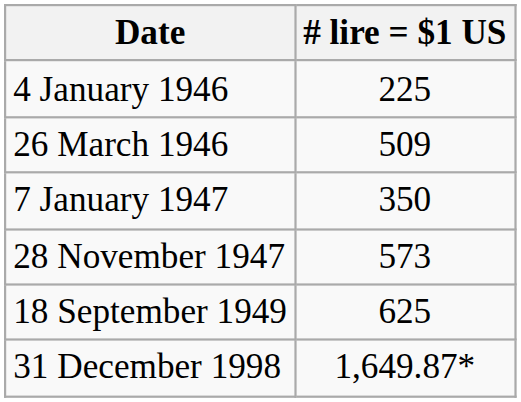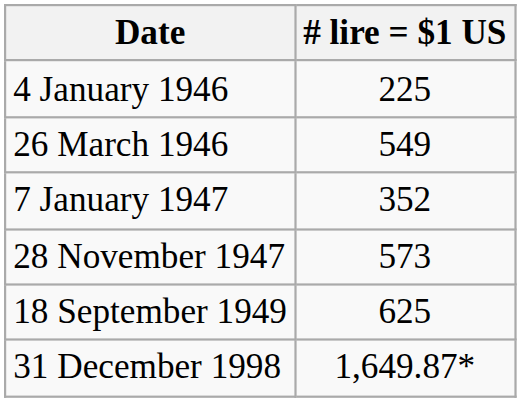(405, 144) 509 -> (405, 144) 549
(405, 199) 350 -> (405, 199) 352
